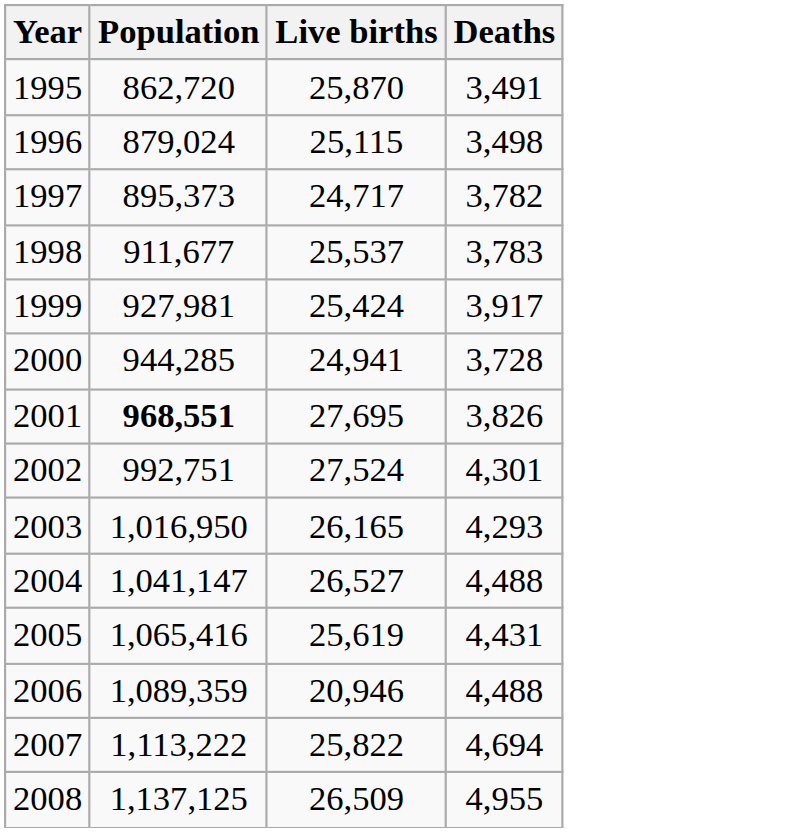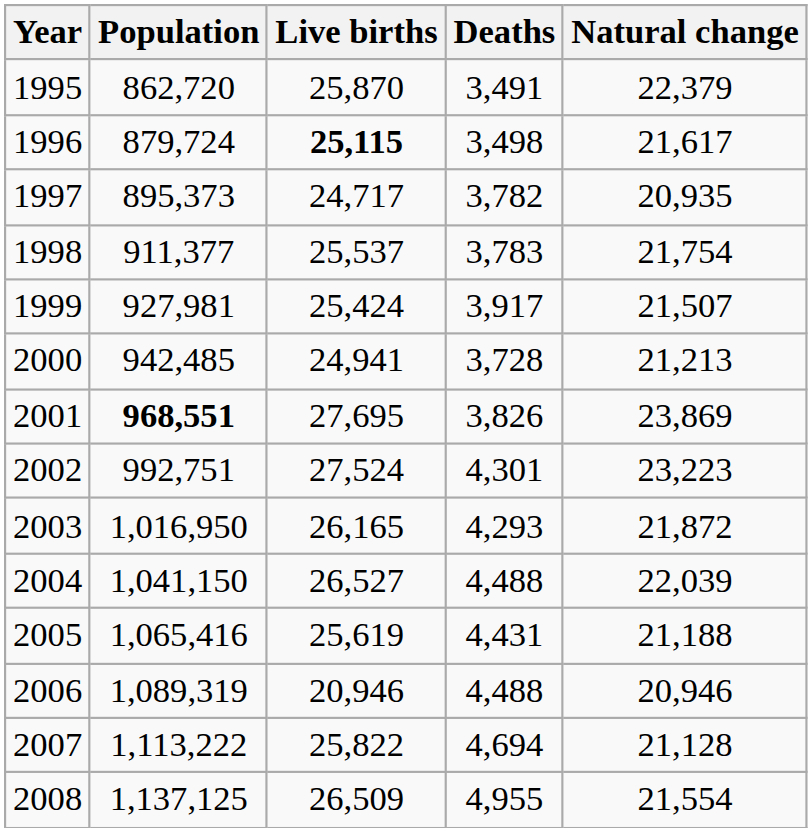+ column: (685, 31)
(179, 141) 879,024 -> (179, 141) 879,724
(356, 141) normal -> (356, 141) bold
(179, 251) 911,677 -> (179, 251) 911,377
(179, 360) 944,285 -> (179, 360) 942,485
(179, 580) 1,041,147 -> (179, 580) 1,041,150
(179, 689) 1,089,359 -> (179, 689) 1,089,319
